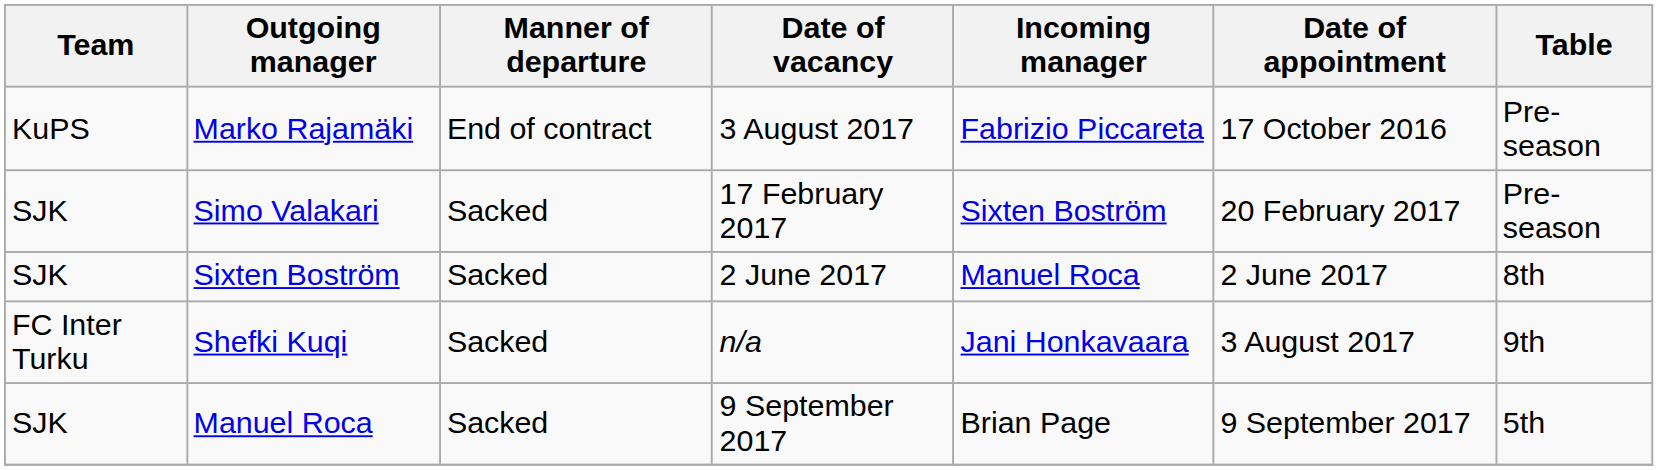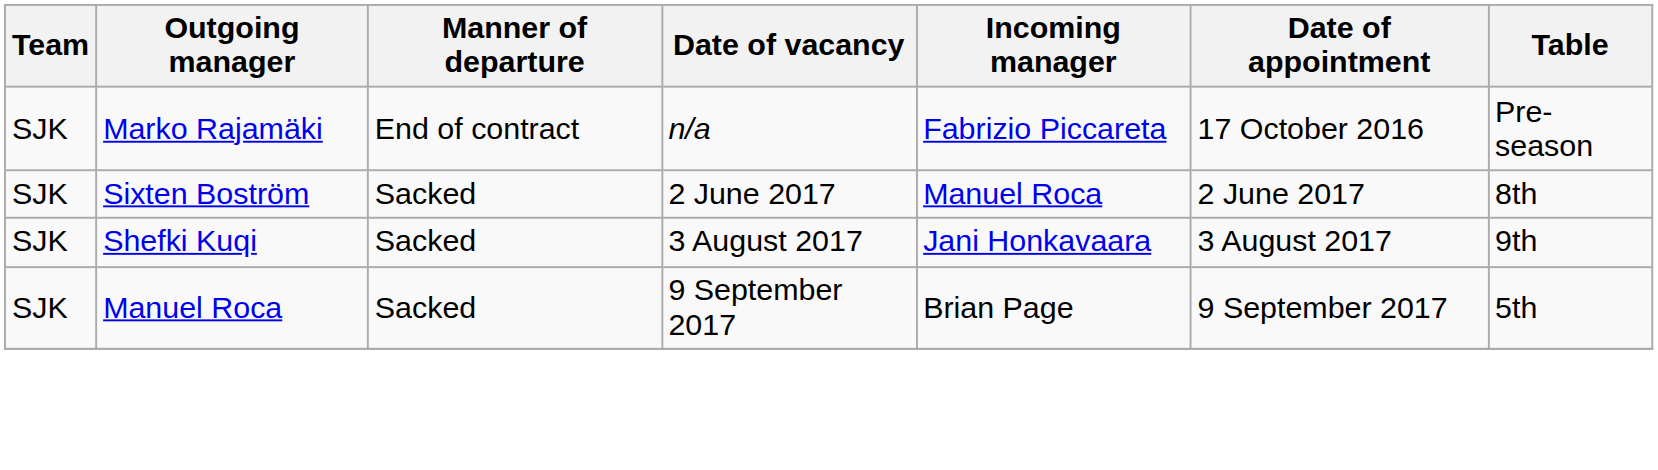(51, 128) KuPS -> (40, 128) SJK
(817, 128) 3 August 2017 -> (690, 128) n/a
- row: (286, 210)
(67, 341) FC Inter Turku -> (40, 241) SJK
(741, 341) n/a -> (766, 241) 3 August 2017
